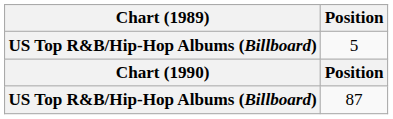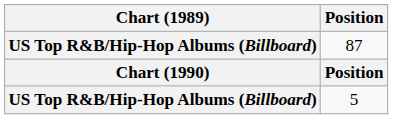rows swapped: (354, 99) <-> (354, 45)
